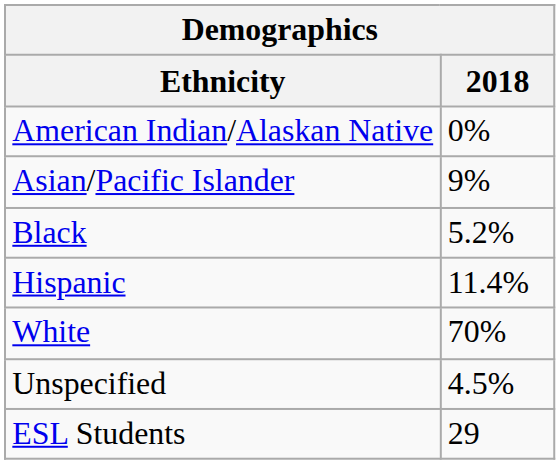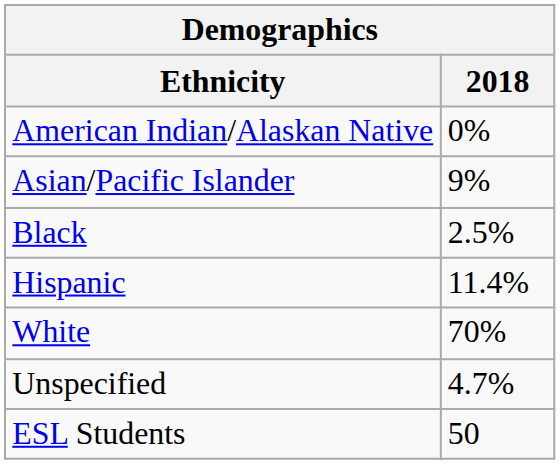(481, 231) 5.2% -> (481, 231) 2.5%
(481, 383) 4.5% -> (481, 383) 4.7%
(464, 433) 29 -> (464, 433) 50
